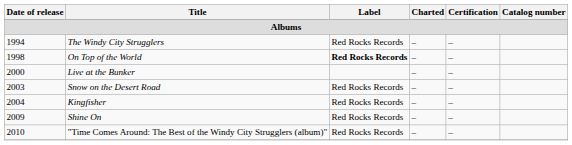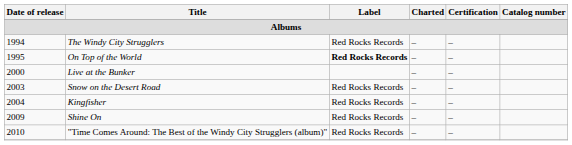(16, 57) 1998 -> (16, 57) 1995
